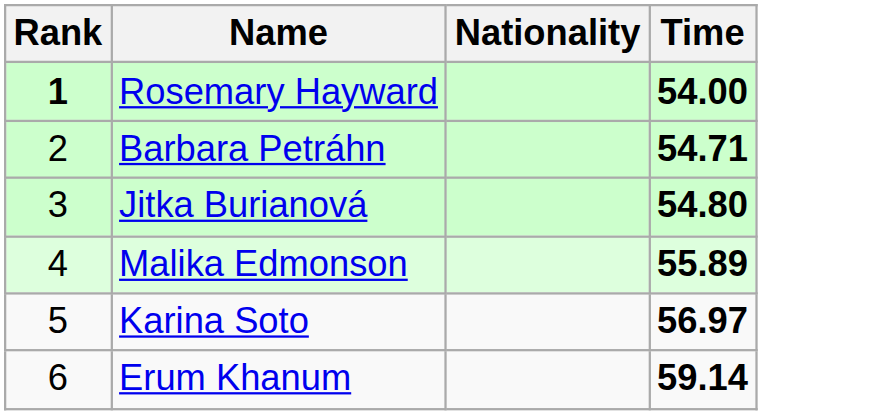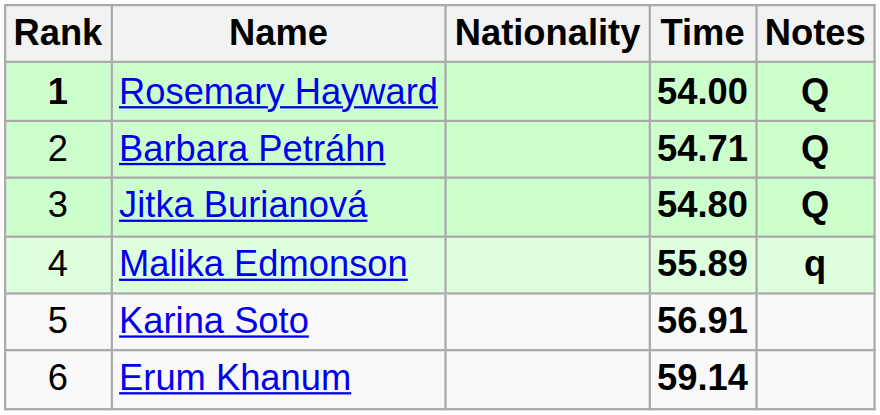+ column: (815, 33)
(703, 321) 56.97 -> (703, 321) 56.91
